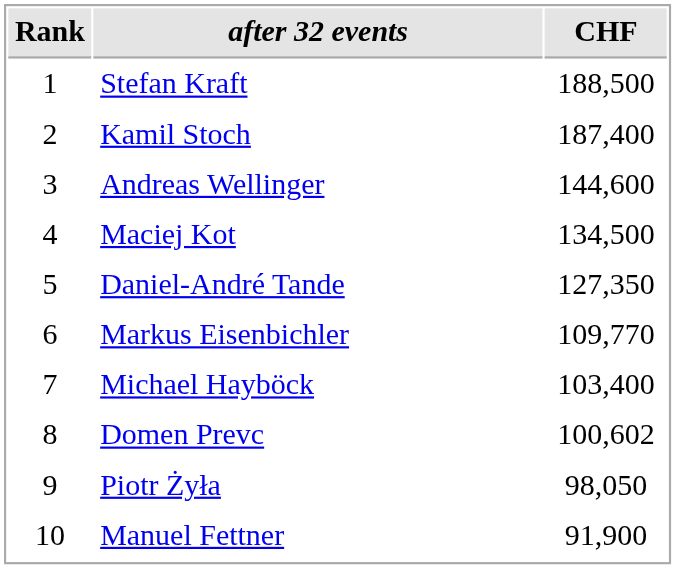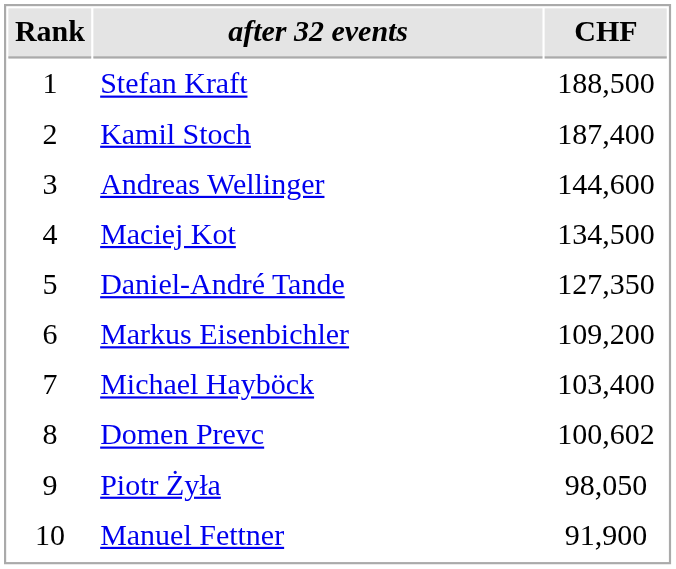(606, 334) 109,770 -> (606, 334) 109,200
